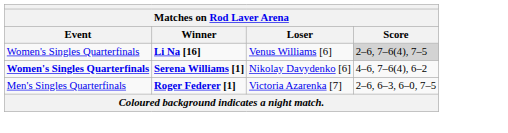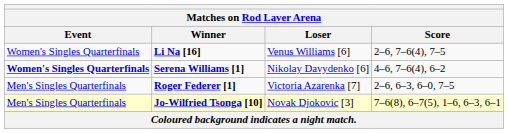(391, 51) lightgrey background -> (410, 51) no background
+ row: (208, 102)
